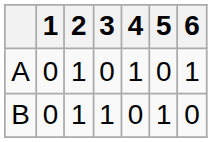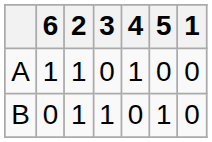columns swapped: (50, 26) <-> (192, 26)
